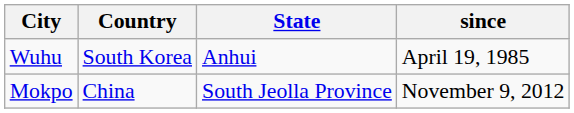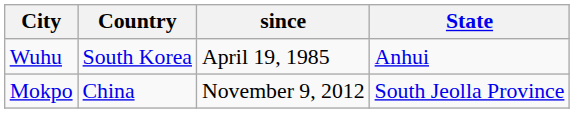columns swapped: (297, 21) <-> (483, 21)
